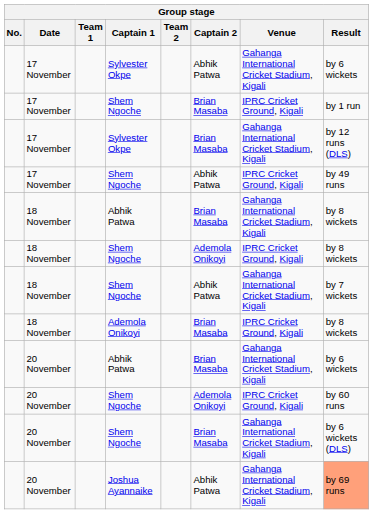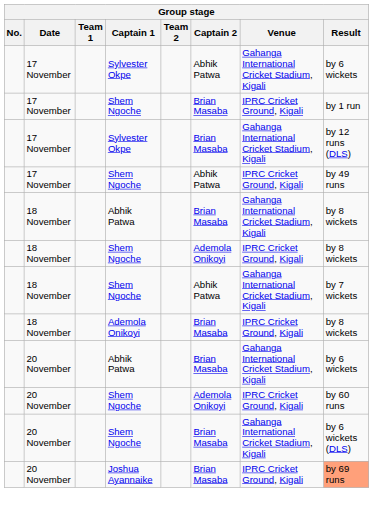(207, 485) Abhik Patwa -> (210, 474) Brian Masaba
(277, 485) Gahanga International Cricket Stadium, Kigali -> (273, 474) IPRC Cricket Ground, Kigali
